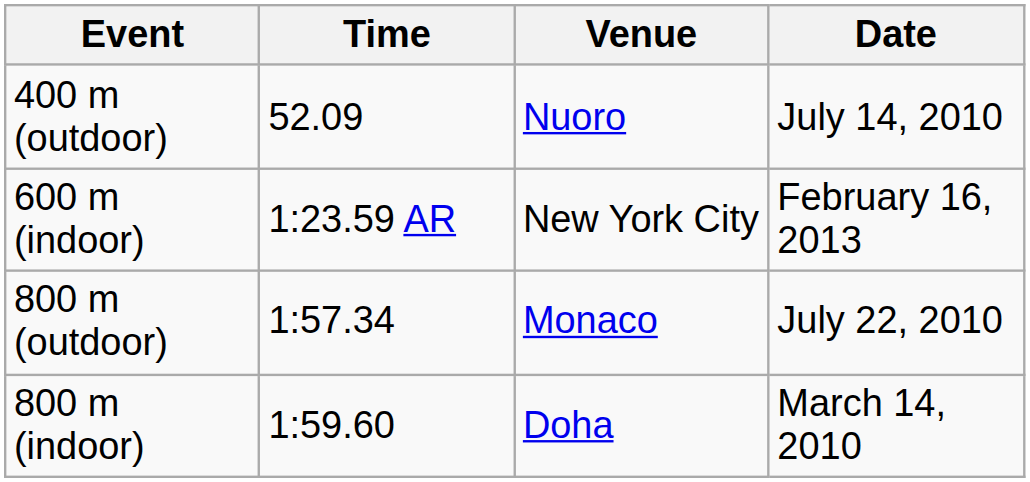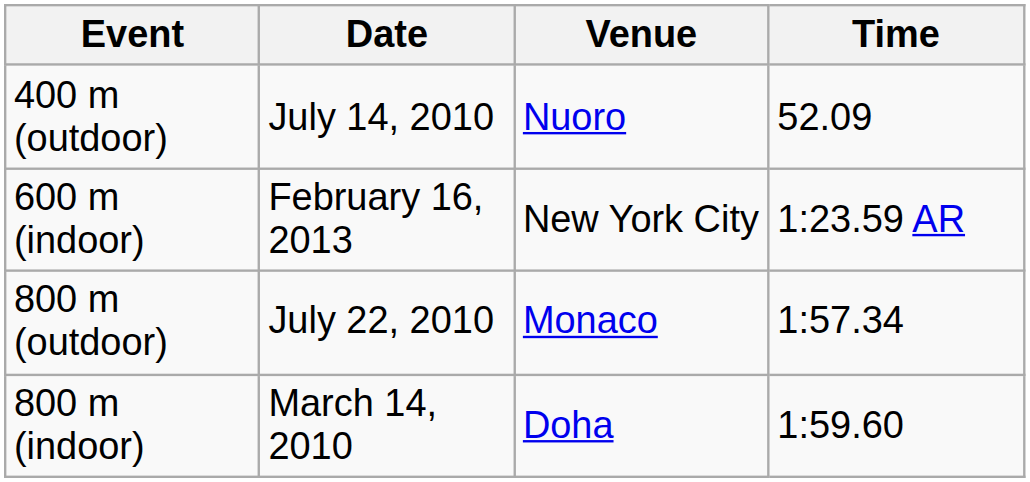columns swapped: (387, 34) <-> (896, 34)
